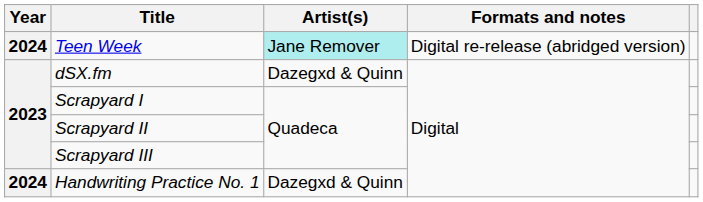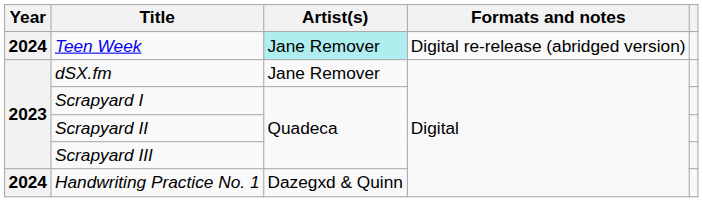(335, 73) Dazegxd & Quinn -> (324, 73) Jane Remover
